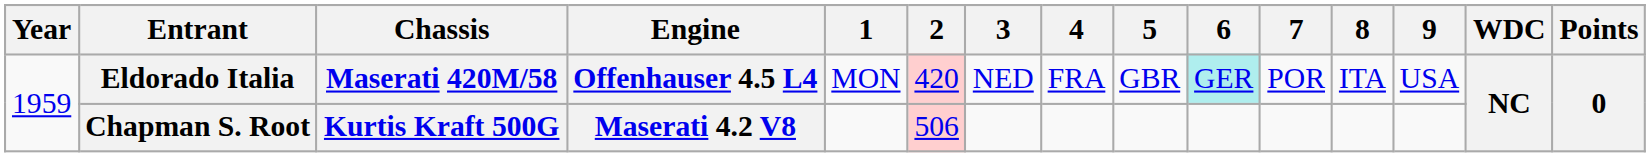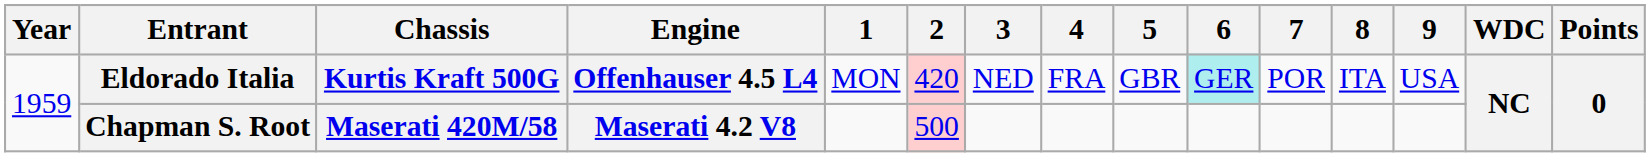(442, 78) Maserati 420M/58 -> (442, 78) Kurtis Kraft 500G
(442, 127) Kurtis Kraft 500G -> (442, 127) Maserati 420M/58
(937, 127) 506 -> (937, 127) 500
